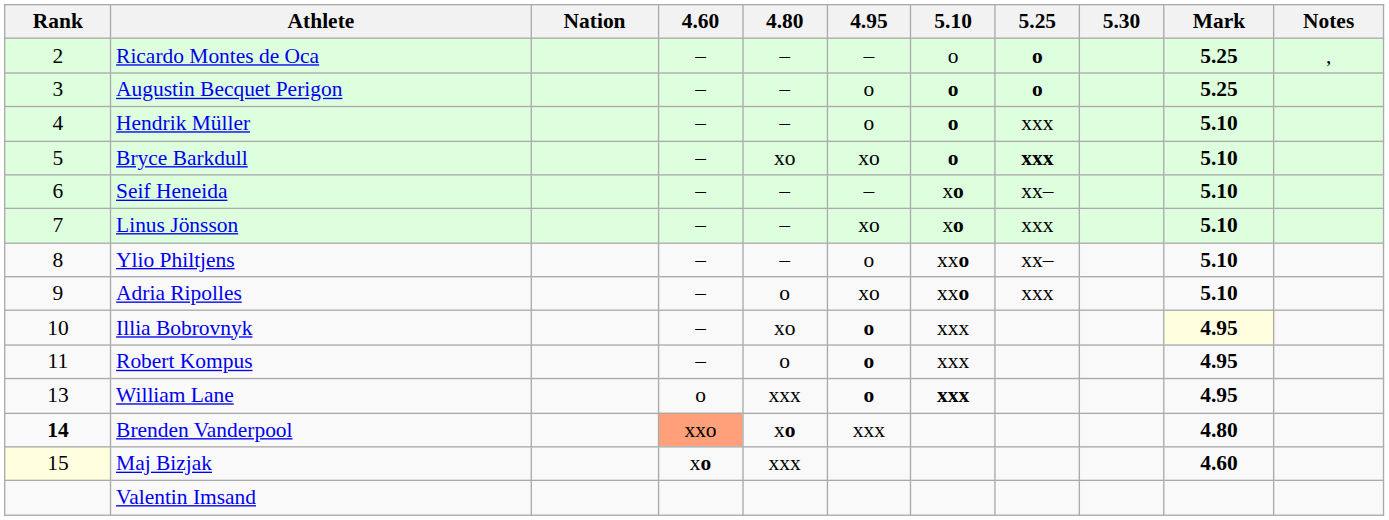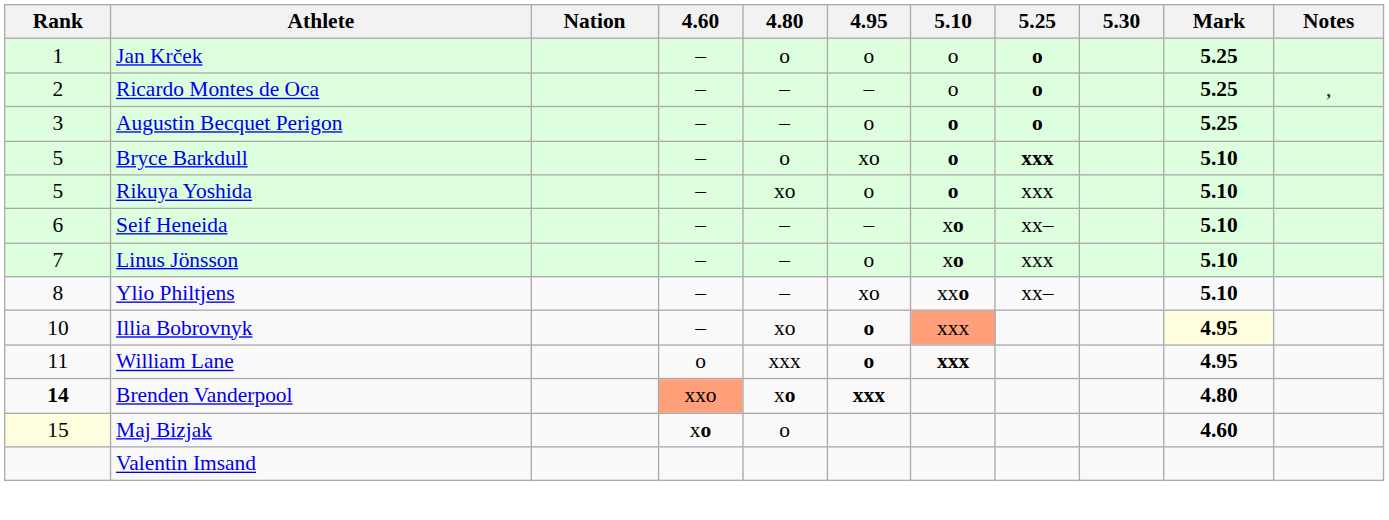+ row: (159, 55)
- row: (183, 123)
(785, 157) xo -> (785, 157) o
+ row: (184, 191)
(869, 225) xo -> (869, 259) o
(869, 259) o -> (869, 293) xo
- row: (179, 293)
(953, 327) no background -> (953, 327) lightsalmon background
- row: (184, 361)
(58, 395) 13 -> (58, 361) 11
(869, 429) normal -> (869, 395) bold
(785, 463) xxx -> (785, 429) o
